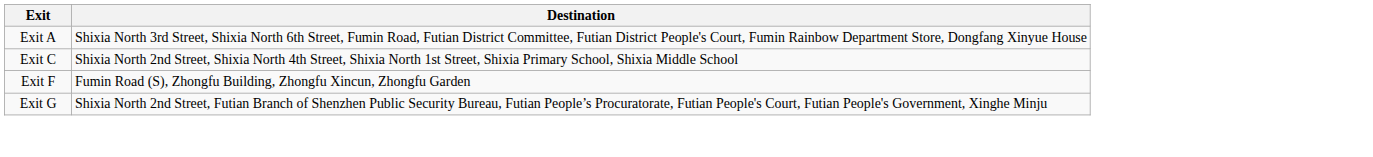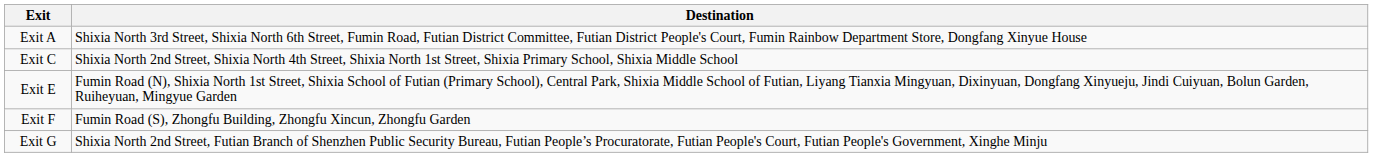+ row: (38, 89)
